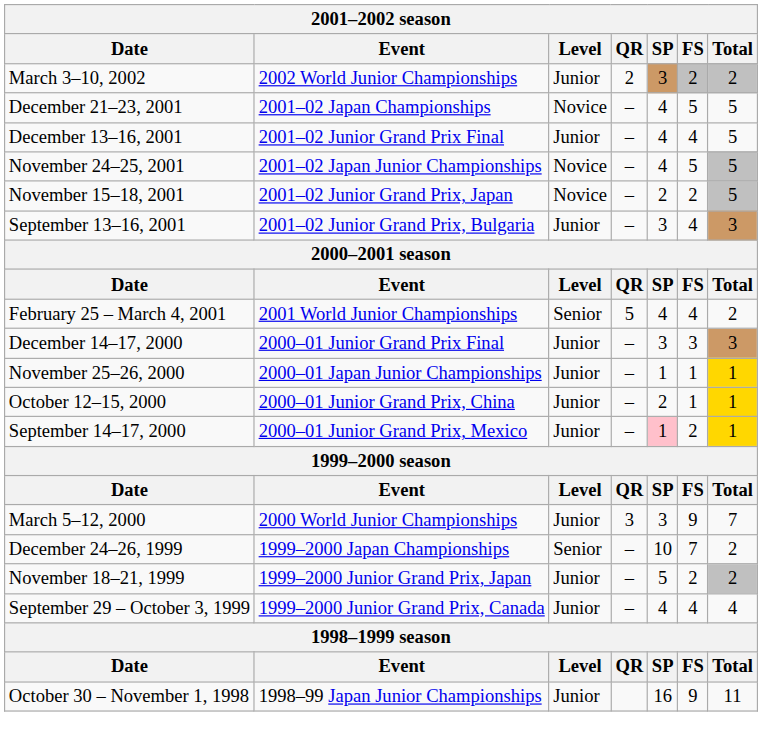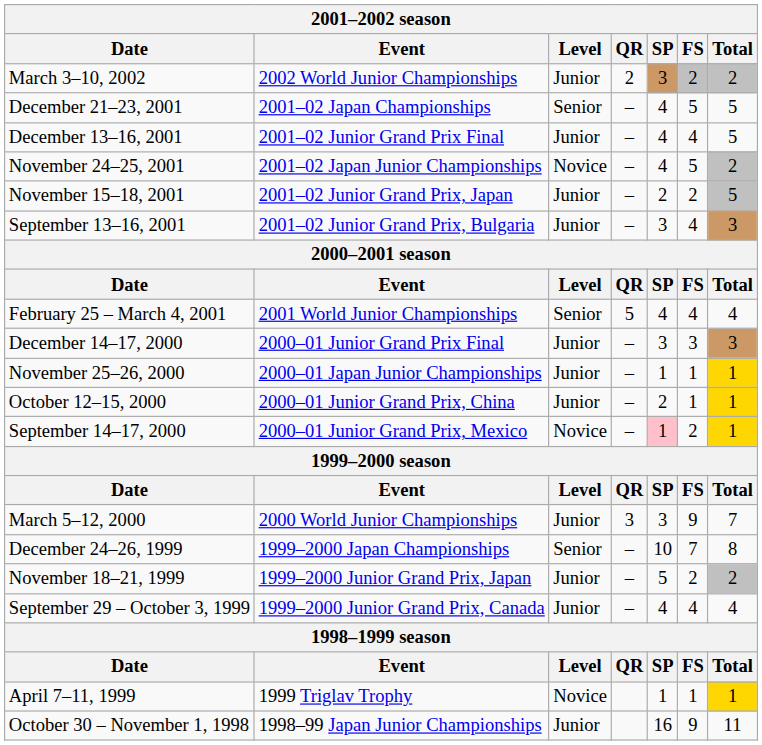(580, 107) Novice -> (578, 107) Senior
(733, 166) 5 -> (733, 166) 2
(580, 195) Novice -> (576, 195) Junior
(733, 313) 2 -> (733, 313) 4
(576, 431) Junior -> (580, 431) Novice
(733, 549) 2 -> (733, 549) 8
+ row: (72, 696)
